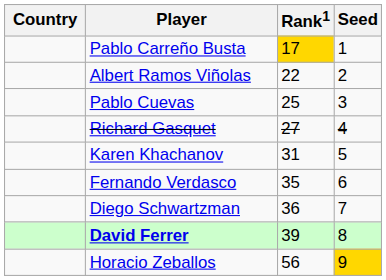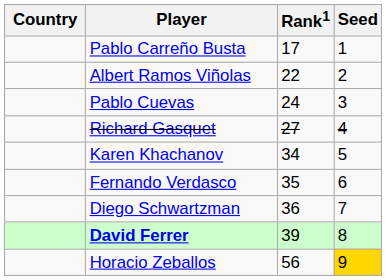(290, 49) gold background -> (290, 49) no background
(290, 102) 25 -> (290, 102) 24
(290, 155) 31 -> (290, 155) 34
